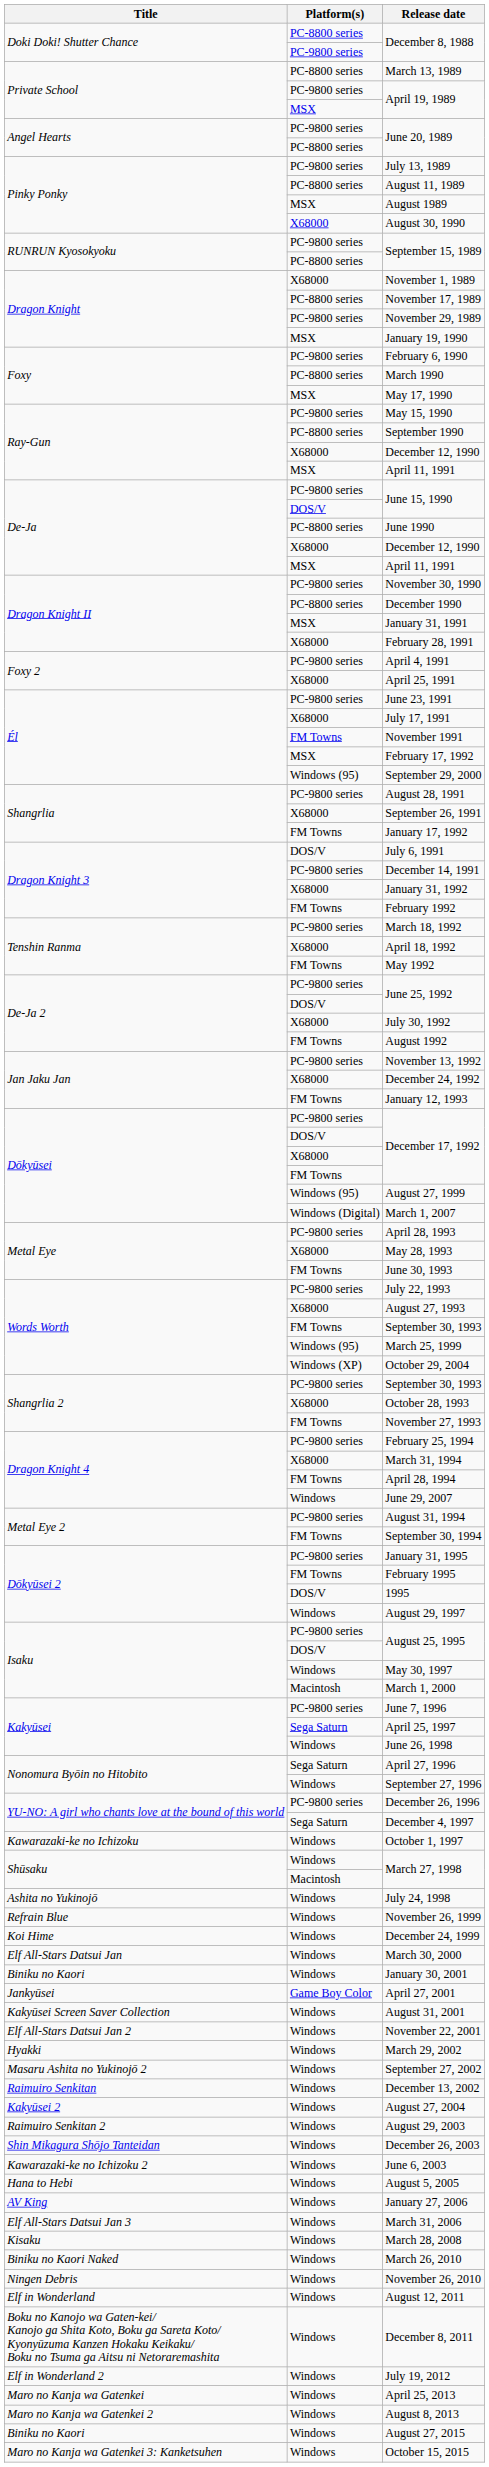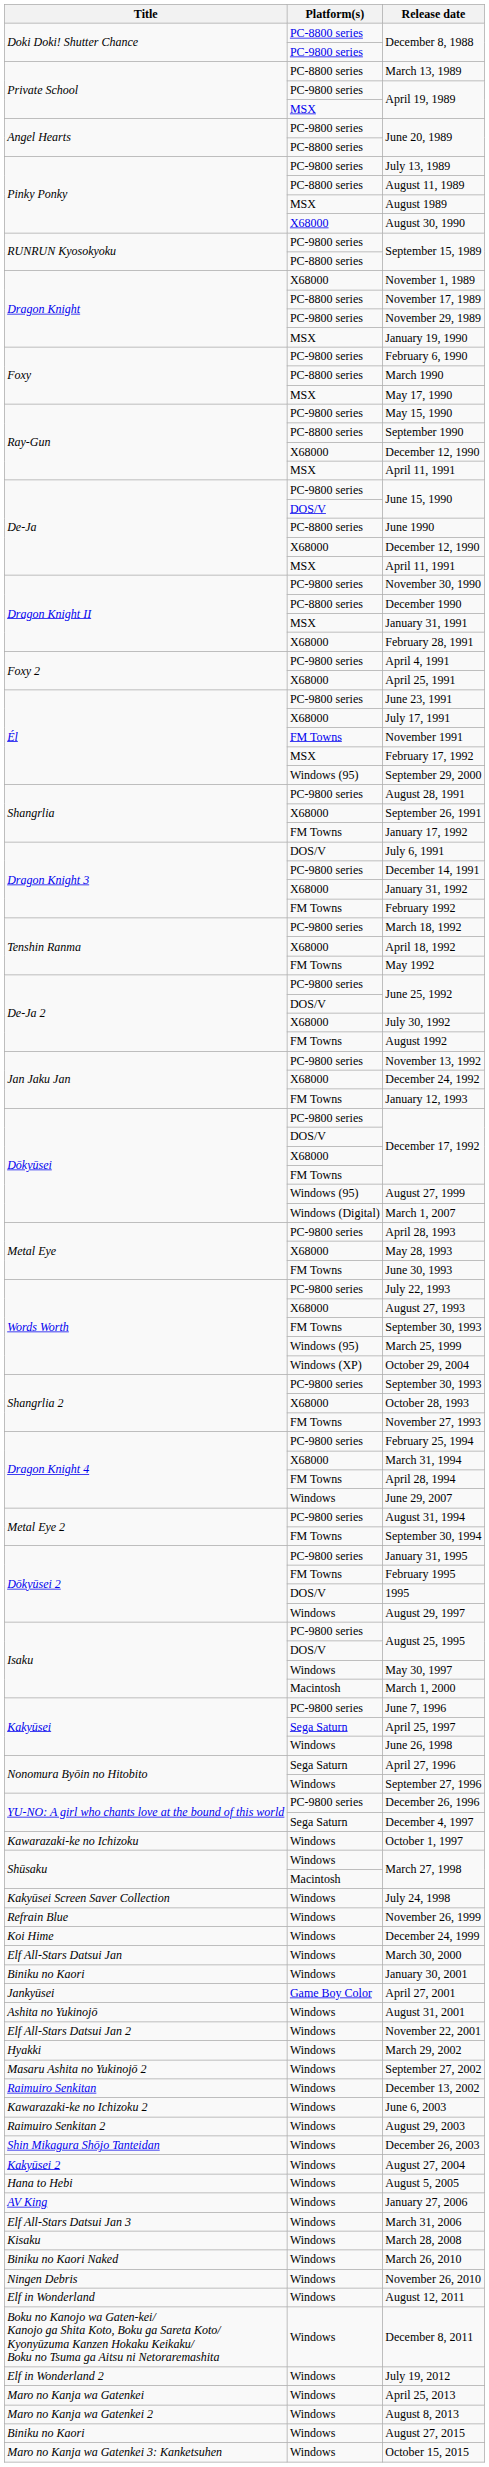(52, 1898) Ashita no Yukinojō -> (88, 1898) Kakyūsei Screen Saver Collection
(88, 2012) Kakyūsei Screen Saver Collection -> (52, 2012) Ashita no Yukinojō
rows swapped: (313, 2164) <-> (313, 2107)
